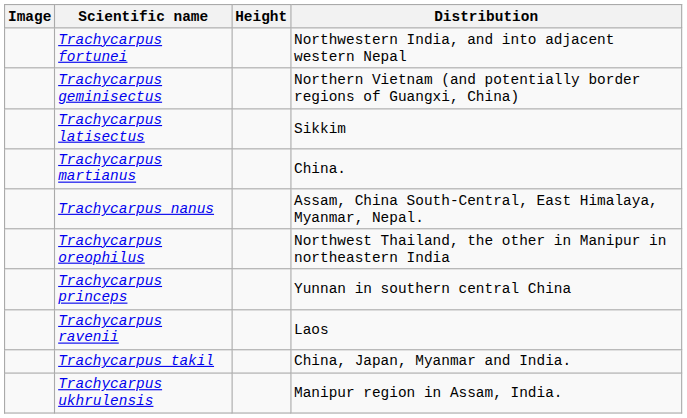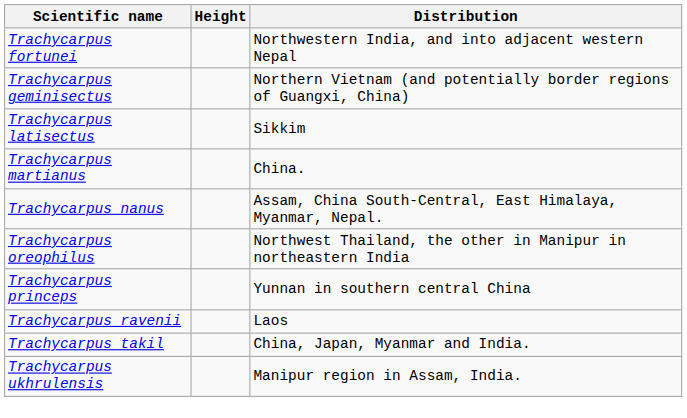- column: (30, 16)
